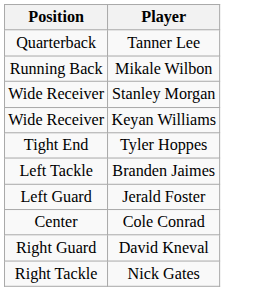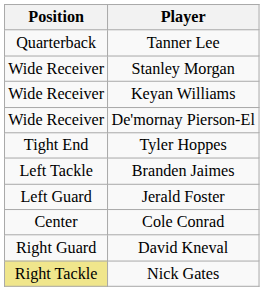- row: (164, 68)
+ row: (183, 119)
(56, 273) no background -> (56, 273) khaki background
